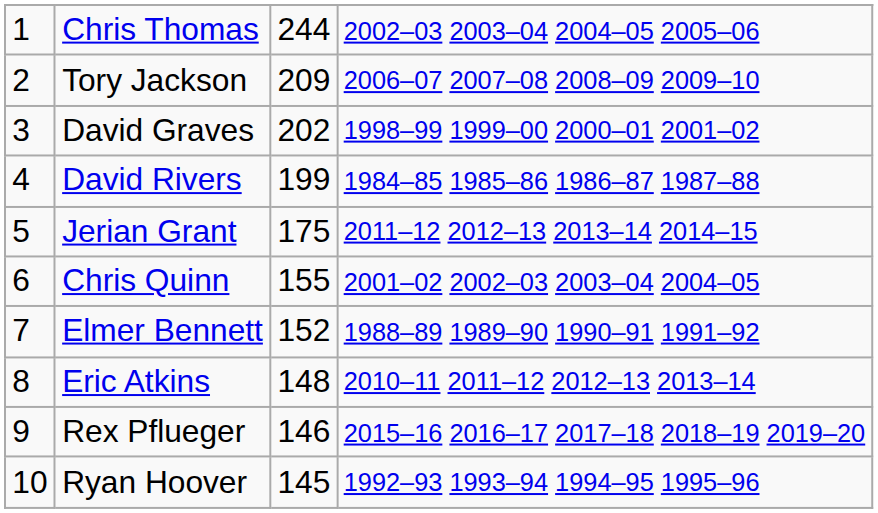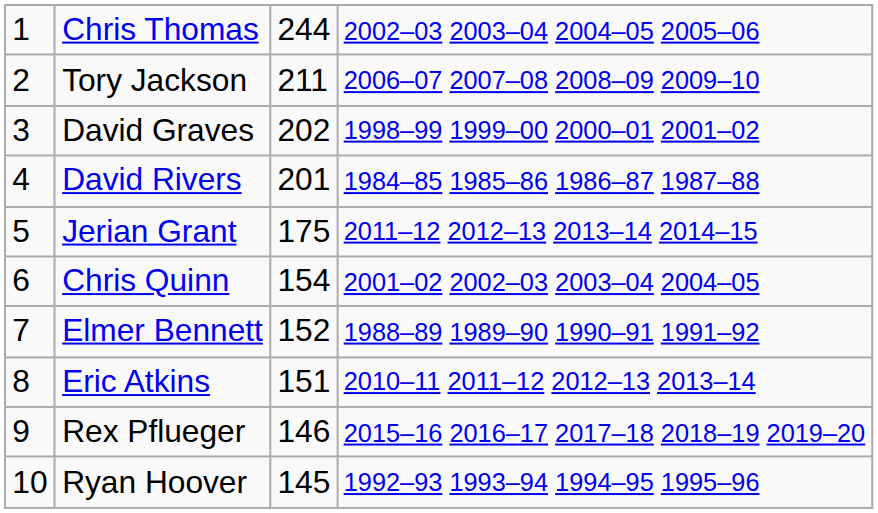(304, 79) 209 -> (303, 79) 211
(304, 180) 199 -> (304, 180) 201
(304, 280) 155 -> (304, 280) 154
(304, 381) 148 -> (304, 381) 151
